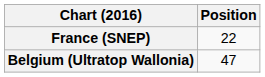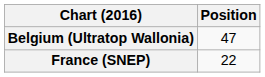rows swapped: (101, 60) <-> (101, 38)
